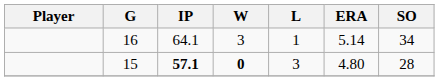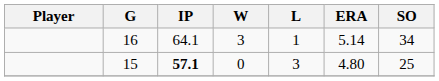(241, 64) bold -> (241, 64) normal
(407, 64) 28 -> (407, 64) 25
